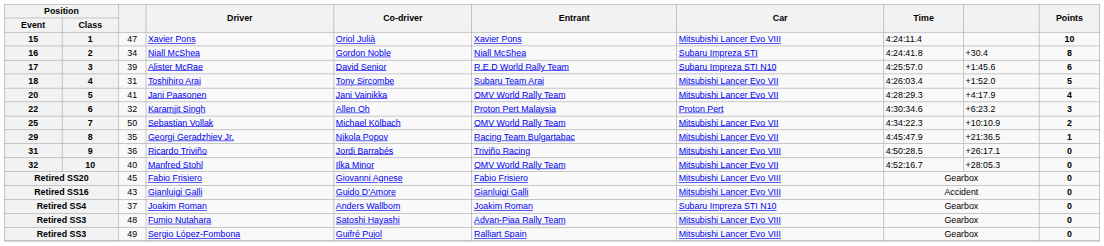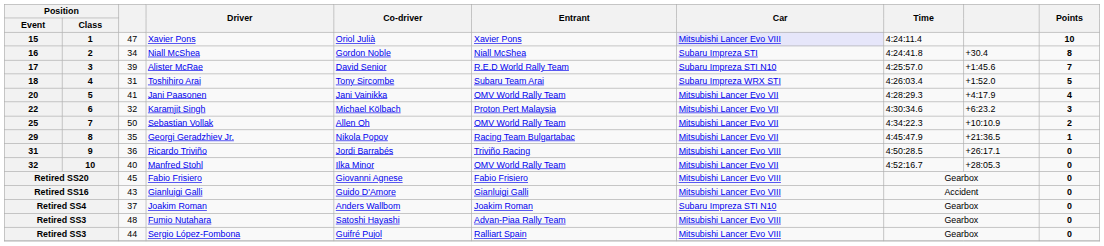(730, 39) no background -> (730, 39) lavender background
(1069, 67) 6 -> (1069, 67) 7
(729, 81) Mitsubishi Lancer Evo VII -> (730, 81) Subaru Impreza WRX STI
(353, 108) Allen Oh -> (368, 108) Michael Kölbach
(701, 108) Proton Pert -> (729, 108) Mitsubishi Lancer Evo VII
(368, 122) Michael Kölbach -> (353, 122) Allen Oh
(132, 234) 49 -> (132, 234) 44
